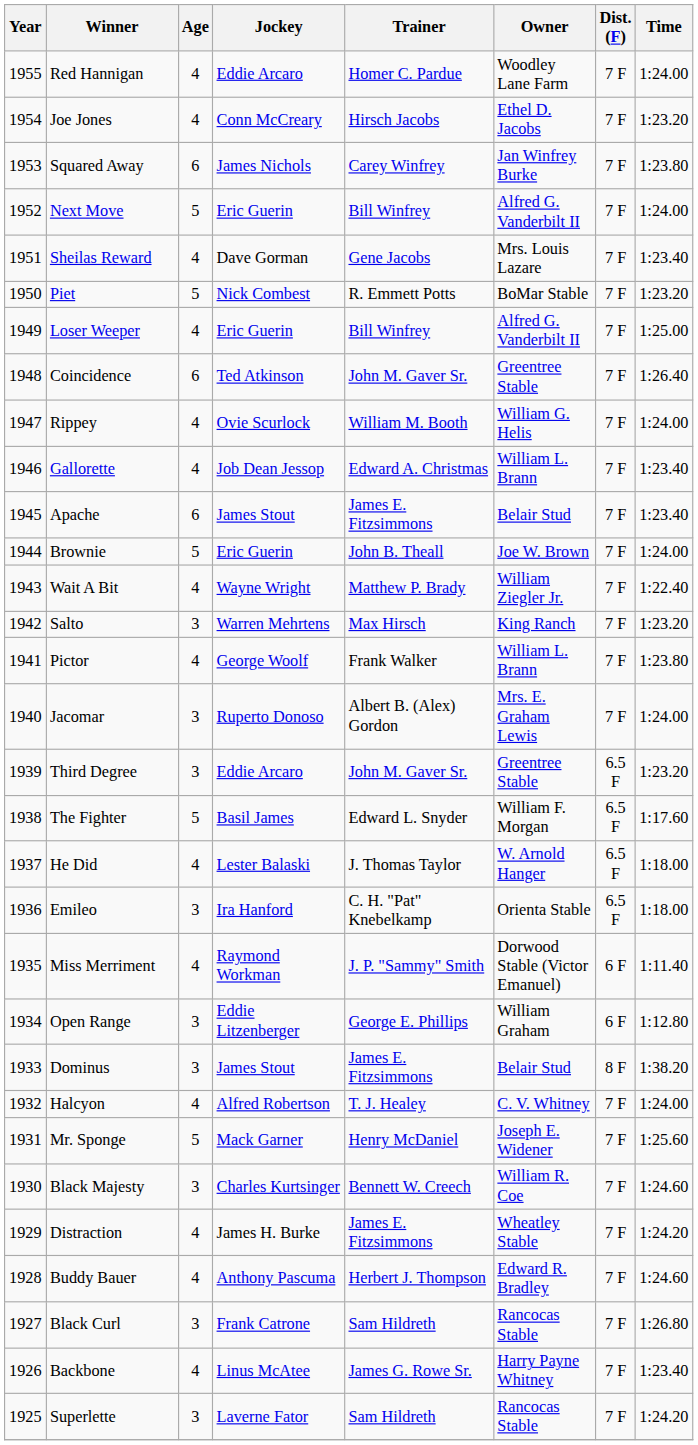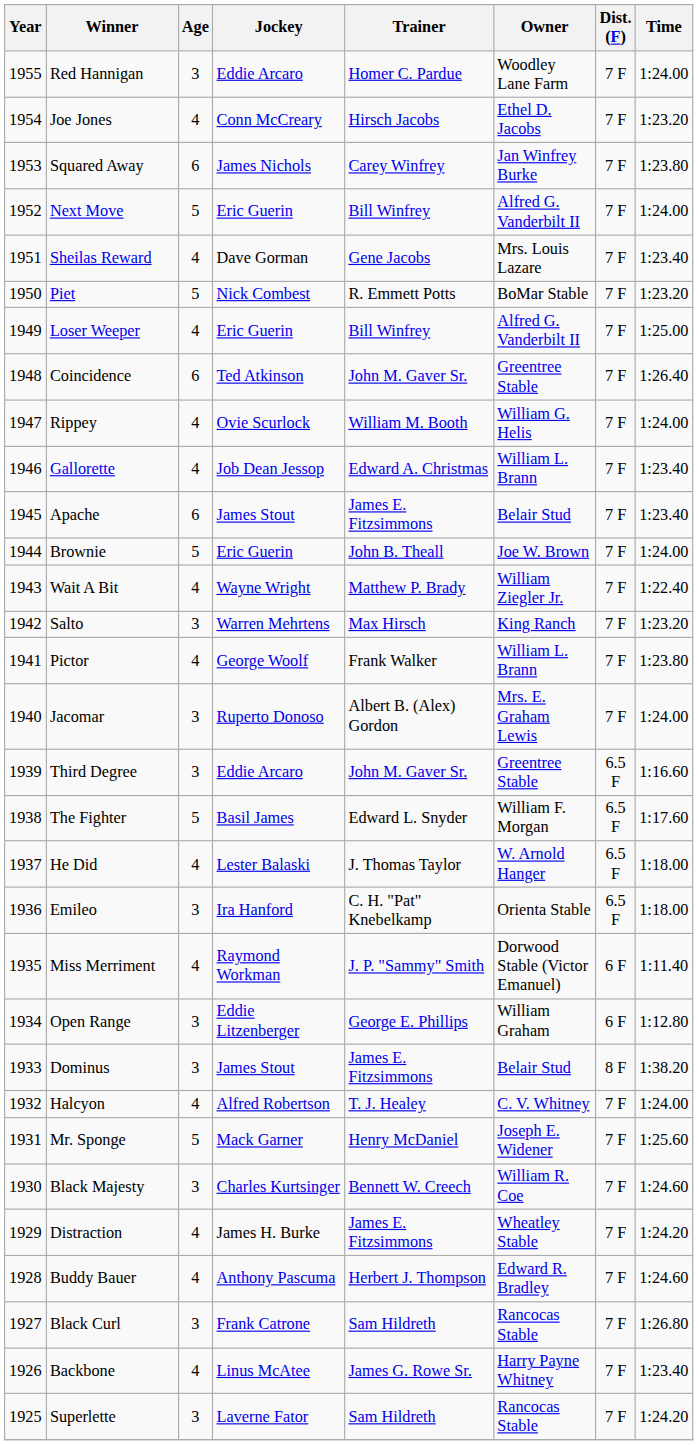(195, 73) 4 -> (195, 73) 3
(664, 772) 1:23.20 -> (664, 772) 1:16.60
